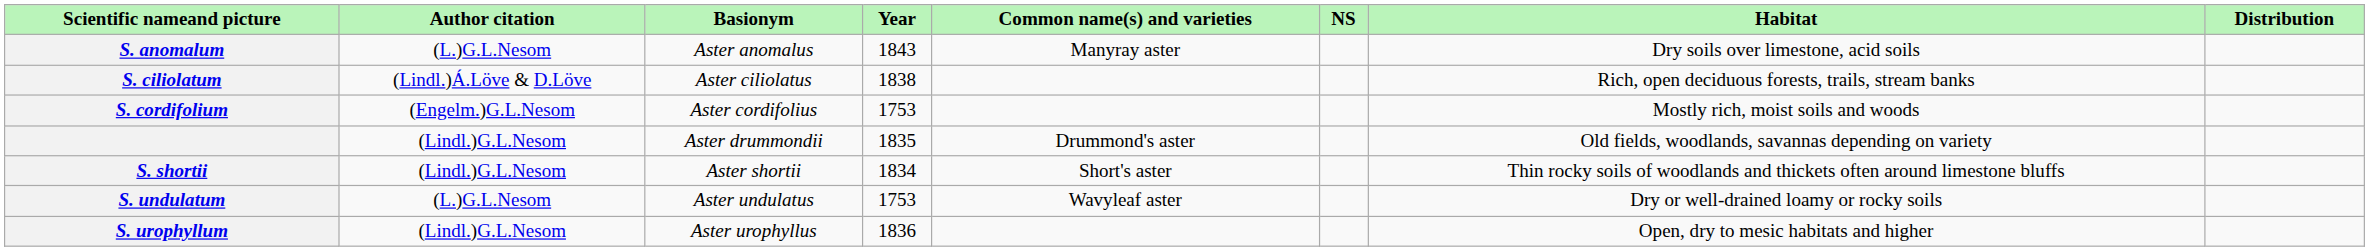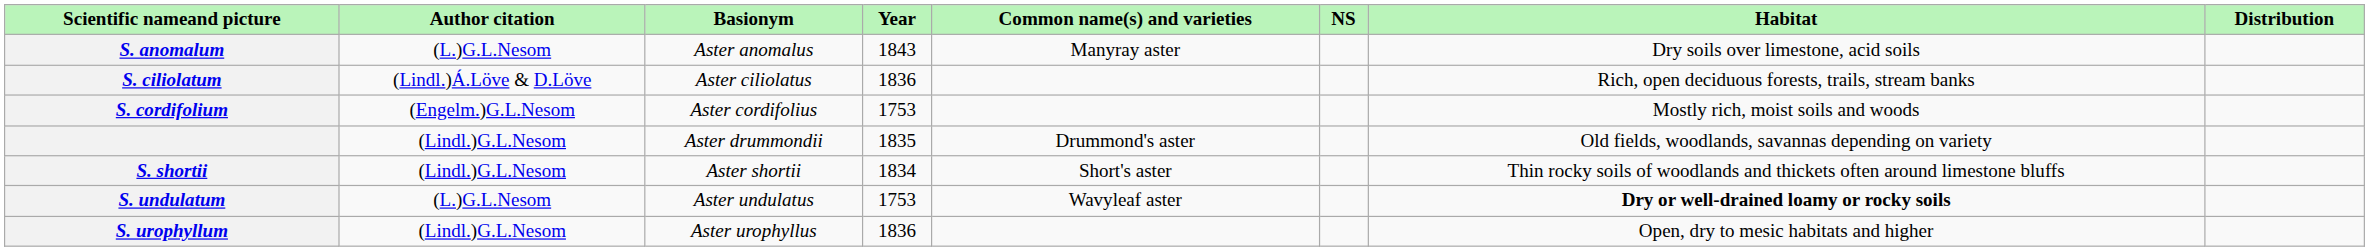(897, 79) 1838 -> (897, 79) 1836
(1786, 200) normal -> (1786, 200) bold
